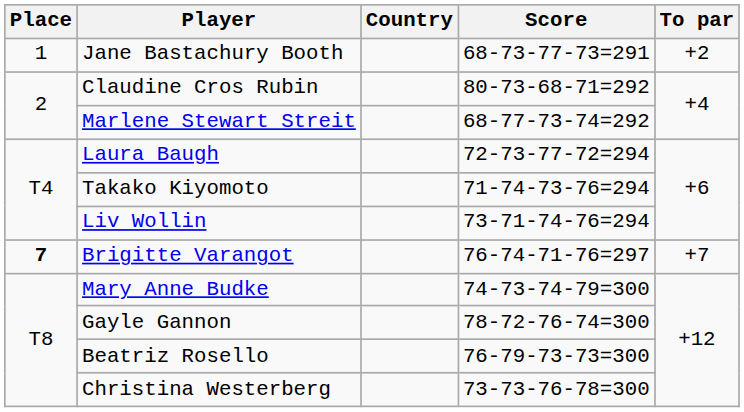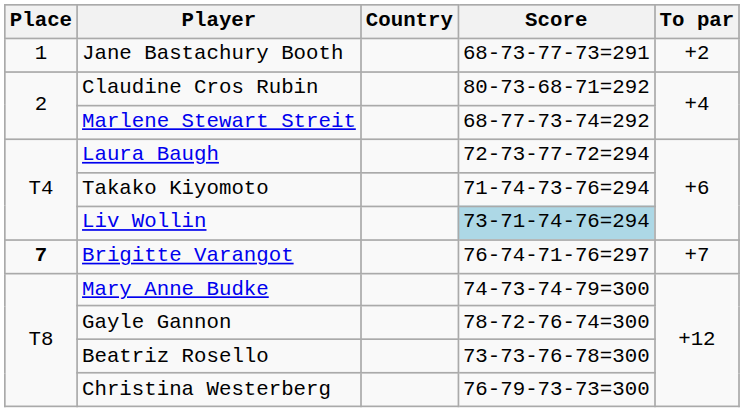(556, 223) no background -> (556, 223) lightblue background
(556, 357) 76-79-73-73=300 -> (556, 357) 73-73-76-78=300
(556, 390) 73-73-76-78=300 -> (556, 390) 76-79-73-73=300
